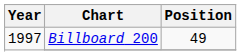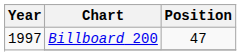(198, 39) 49 -> (198, 39) 47
